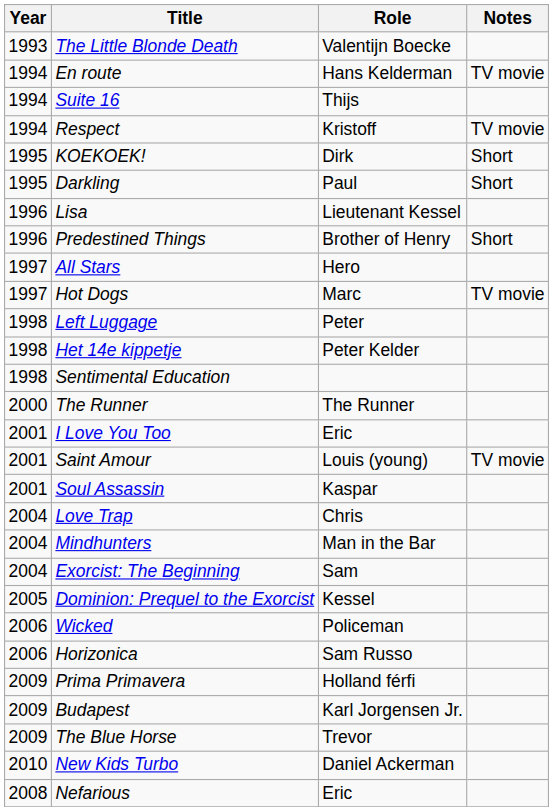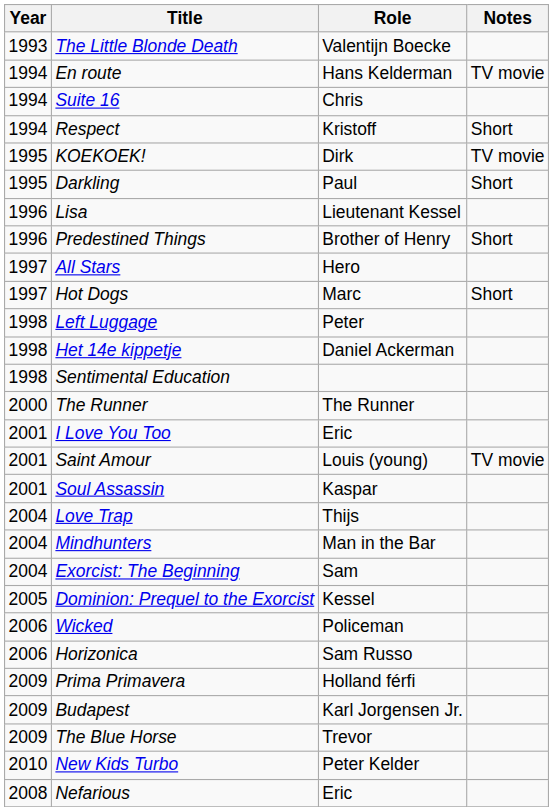(341, 101) Thijs -> (343, 101) Chris
(508, 128) TV movie -> (492, 128) Short
(492, 156) Short -> (508, 156) TV movie
(508, 294) TV movie -> (492, 294) Short
(371, 350) Peter Kelder -> (388, 350) Daniel Ackerman
(343, 516) Chris -> (341, 516) Thijs
(388, 765) Daniel Ackerman -> (371, 765) Peter Kelder
